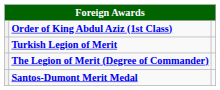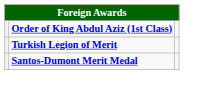- row: (110, 61)
